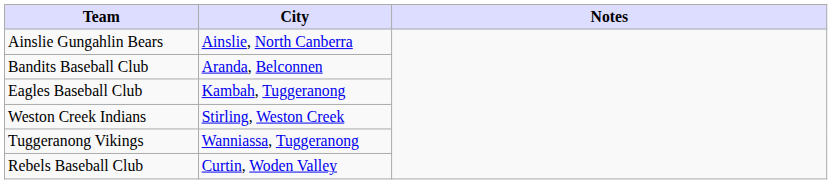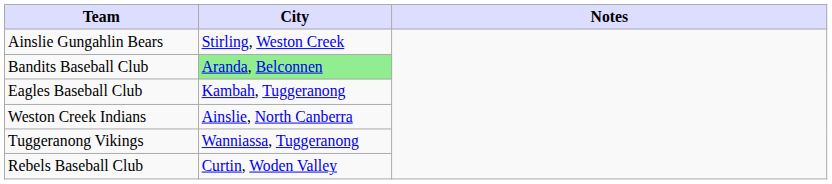(277, 41) Ainslie, North Canberra -> (273, 41) Stirling, Weston Creek
(262, 66) no background -> (262, 66) lightgreen background
(273, 116) Stirling, Weston Creek -> (277, 116) Ainslie, North Canberra
